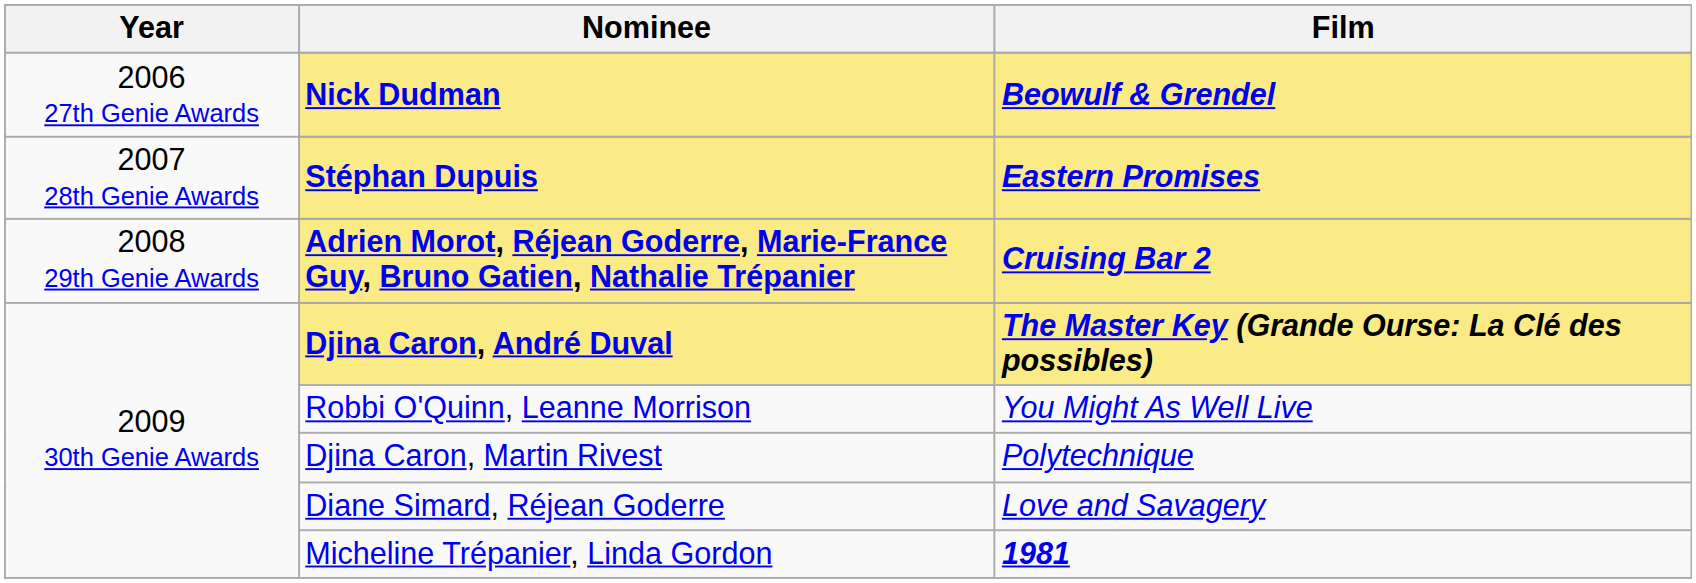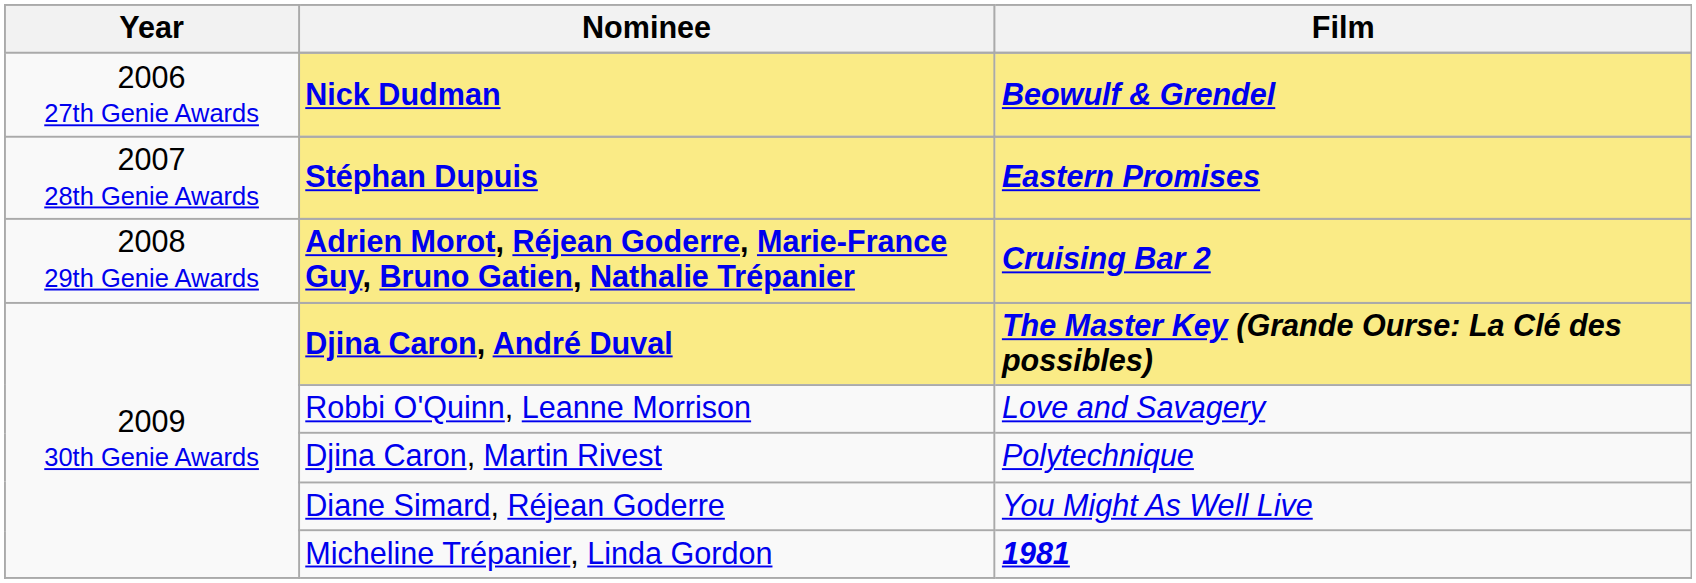(1157, 408) You Might As Well Live -> (1134, 408) Love and Savagery
(1134, 505) Love and Savagery -> (1157, 505) You Might As Well Live
